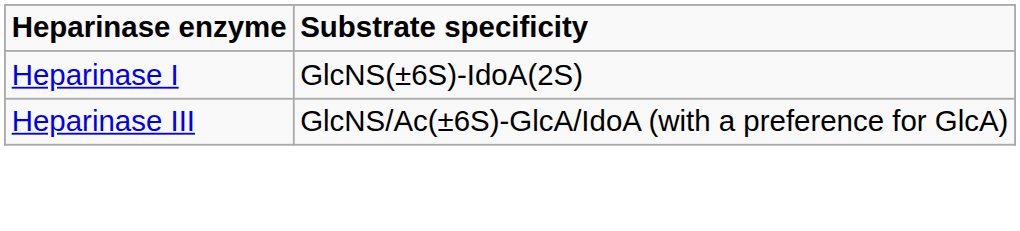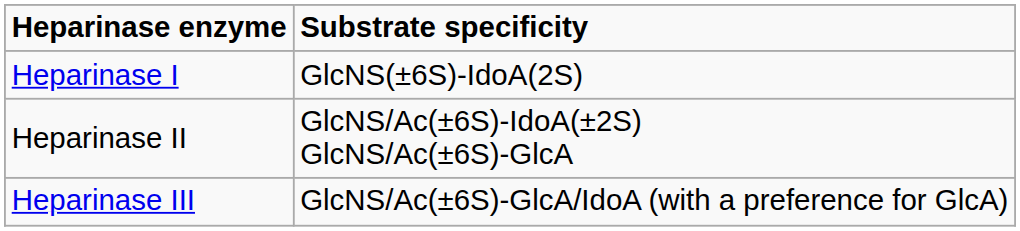+ row: (99, 137)
